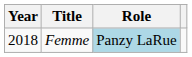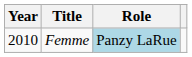(23, 40) 2018 -> (23, 40) 2010
